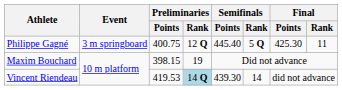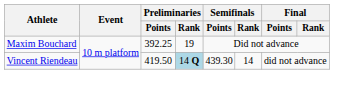- row: (37, 44)
(166, 61) 398.15 -> (158, 44) 392.25
(166, 77) 419.53 -> (158, 61) 419.50
